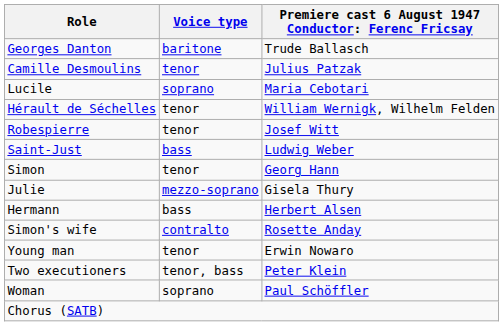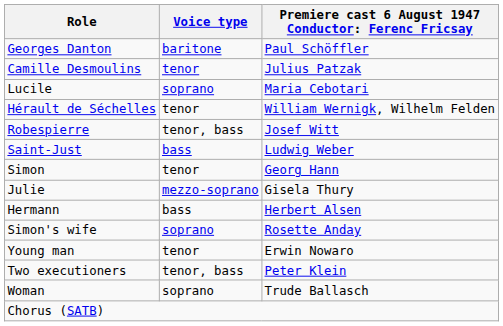(317, 49) Trude Ballasch -> (317, 49) Paul Schöffler
(181, 129) tenor -> (203, 129) tenor, bass
(195, 230) contralto -> (188, 230) soprano
(317, 290) Paul Schöffler -> (317, 290) Trude Ballasch
